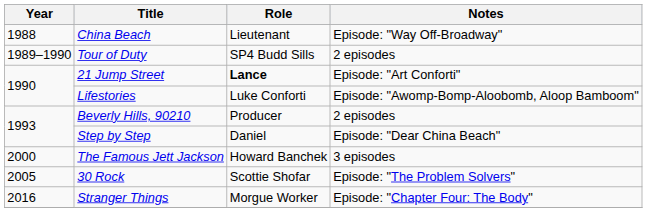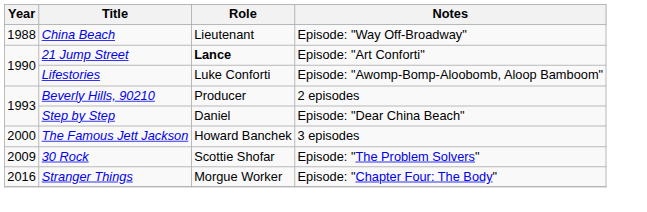- row: (112, 55)
(22, 177) 2005 -> (22, 156) 2009
